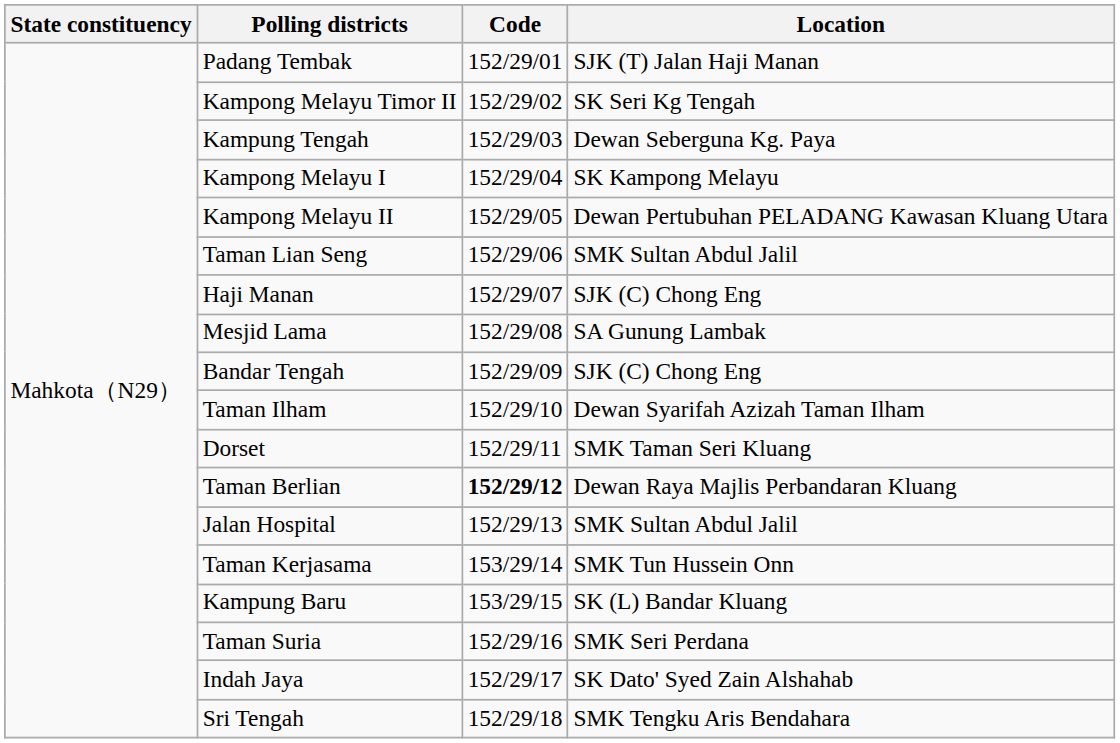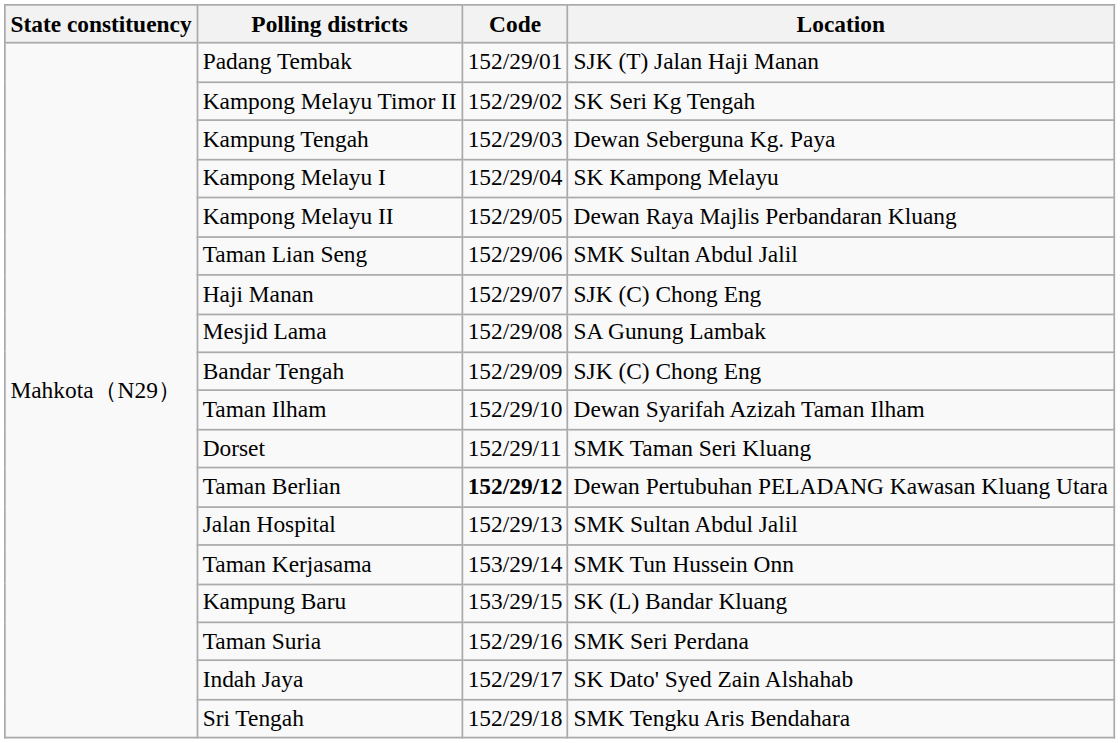(841, 216) Dewan Pertubuhan PELADANG Kawasan Kluang Utara -> (765, 216) Dewan Raya Majlis Perbandaran Kluang
(765, 486) Dewan Raya Majlis Perbandaran Kluang -> (841, 486) Dewan Pertubuhan PELADANG Kawasan Kluang Utara
